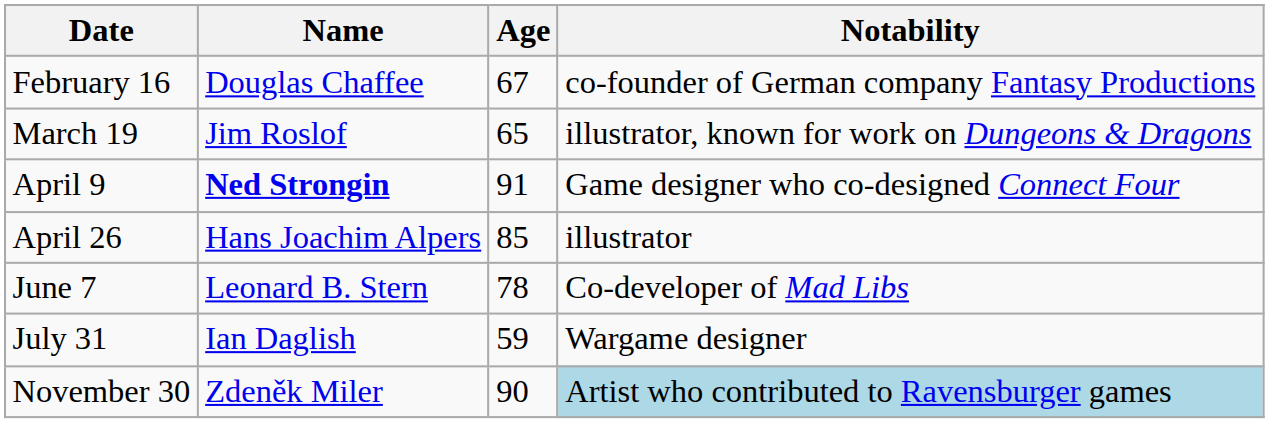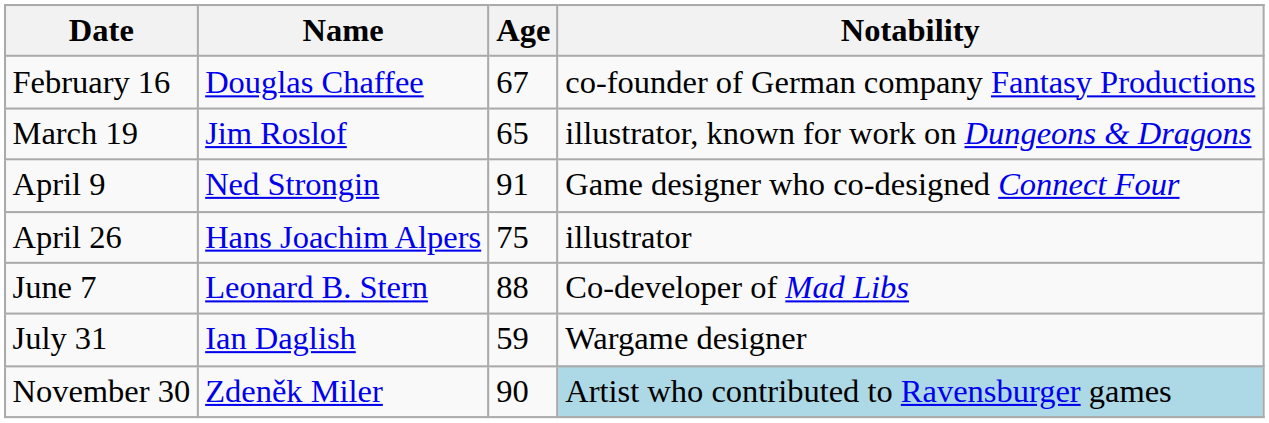(297, 184) bold -> (292, 184) normal
(512, 236) 85 -> (512, 236) 75
(512, 287) 78 -> (512, 287) 88
